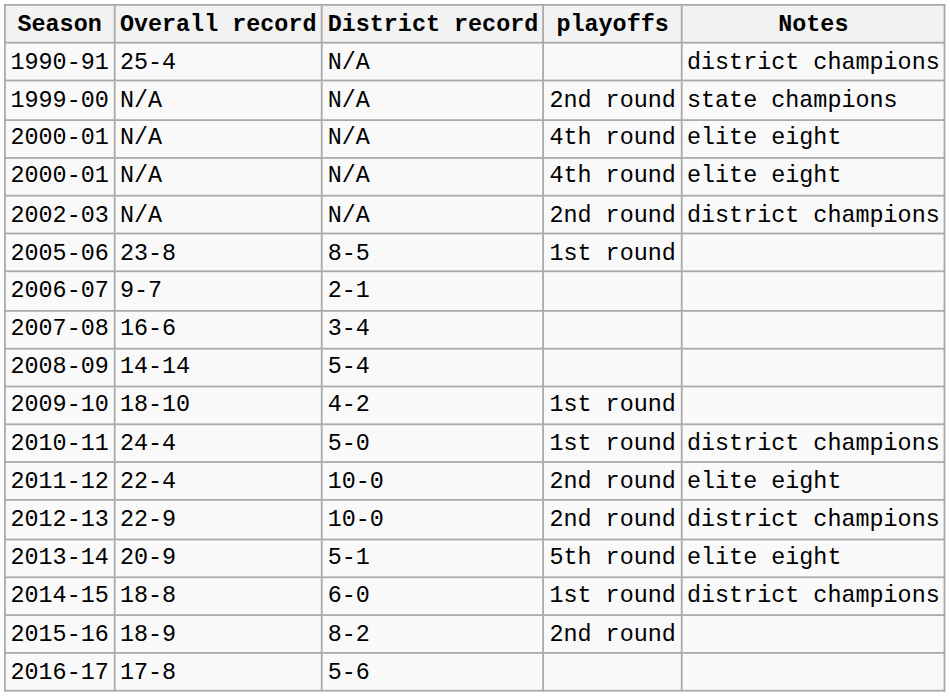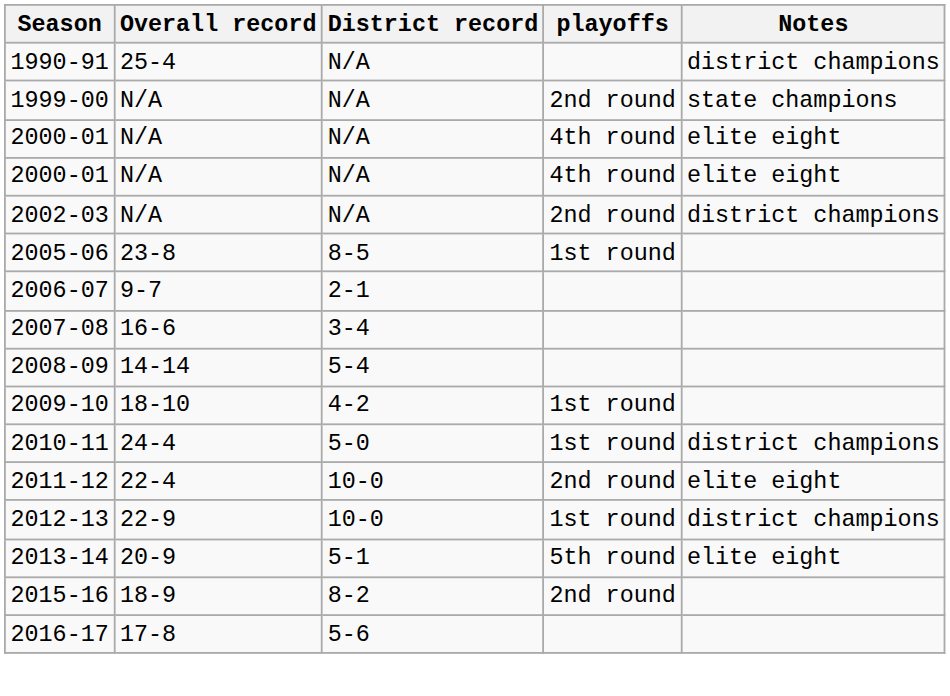(613, 520) 2nd round -> (613, 520) 1st round
- row: (60, 596)
